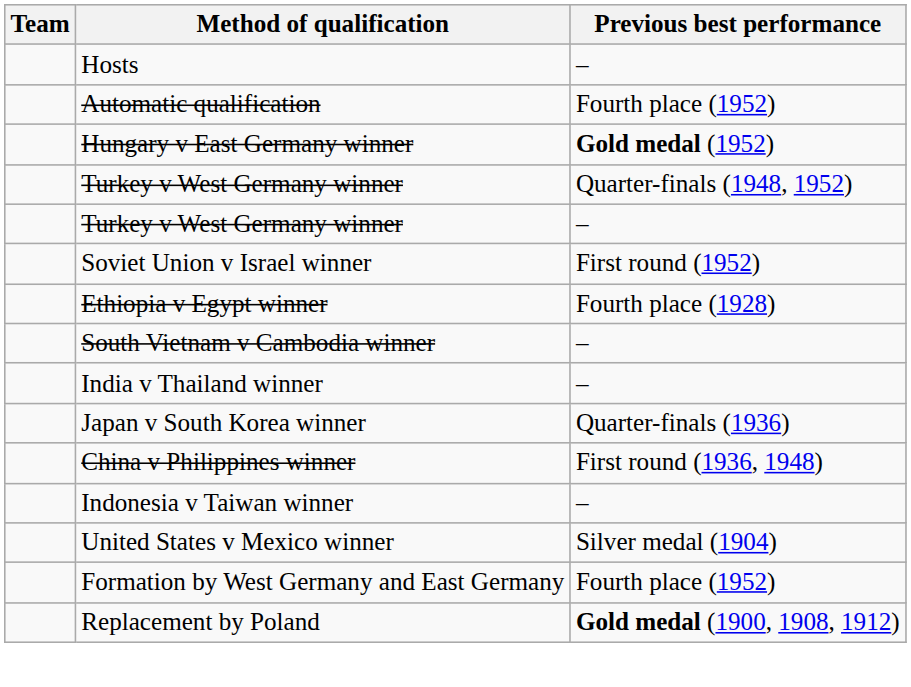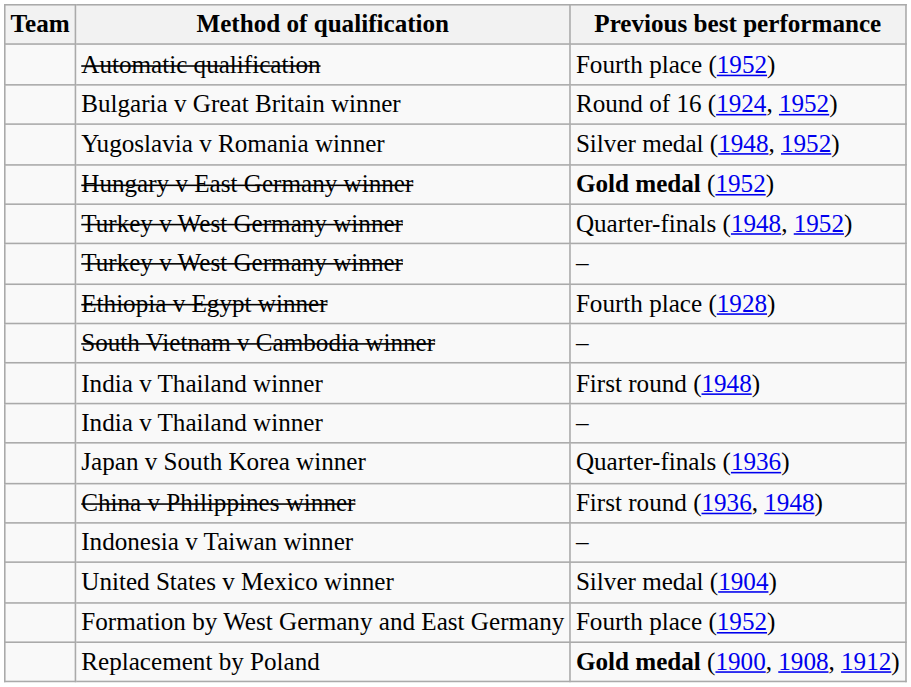- row: (110, 64)
+ row: (241, 104)
+ row: (233, 143)
- row: (226, 263)
+ row: (202, 382)
